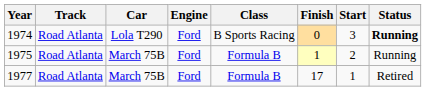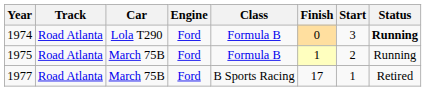(254, 35) B Sports Racing -> (254, 35) Formula B
(254, 76) Formula B -> (254, 76) B Sports Racing
